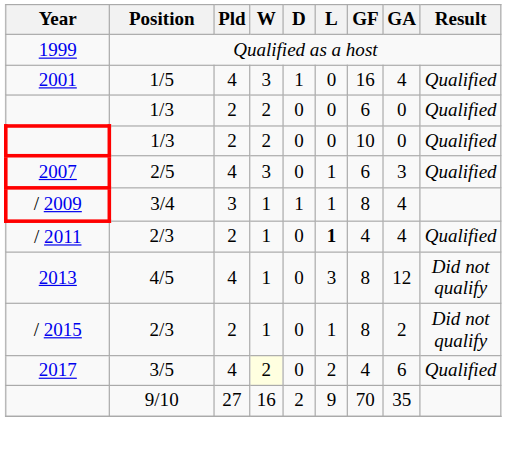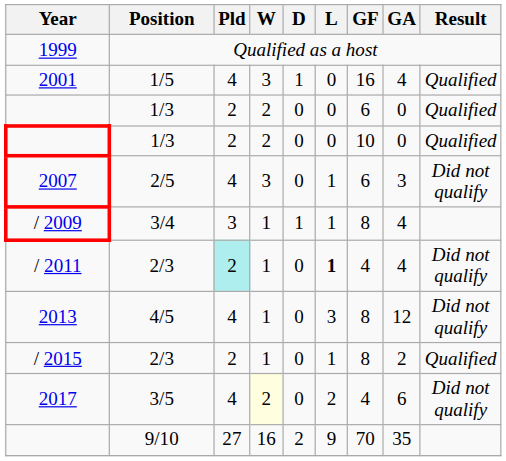(461, 171) Qualified -> (461, 181) Did not qualify
(232, 236) no background -> (232, 265) paleturquoise background
(461, 236) Qualified -> (461, 265) Did not qualify
(461, 329) Did not qualify -> (461, 358) Qualified
(461, 370) Qualified -> (461, 398) Did not qualify
